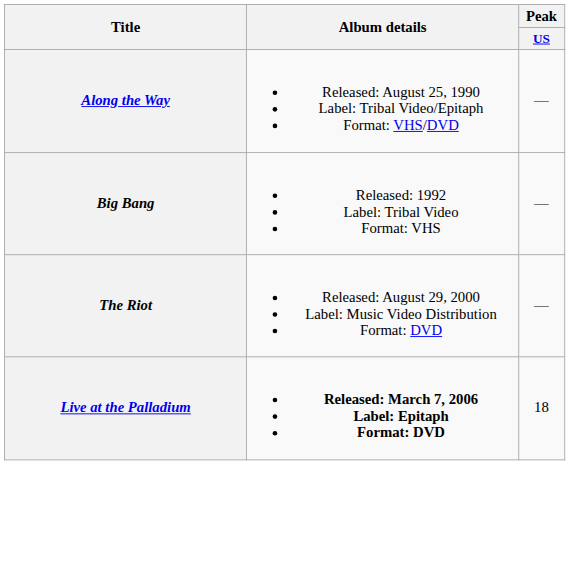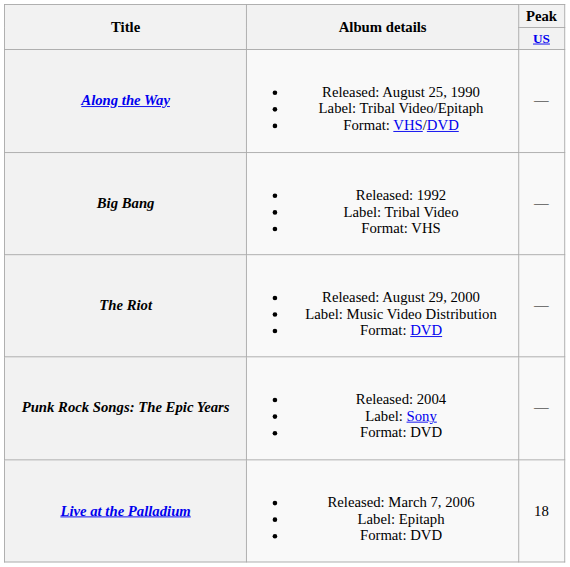+ row: (126, 408)
(383, 417) bold -> (383, 519) normal
